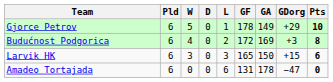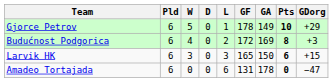columns swapped: (292, 12) <-> (318, 12)
